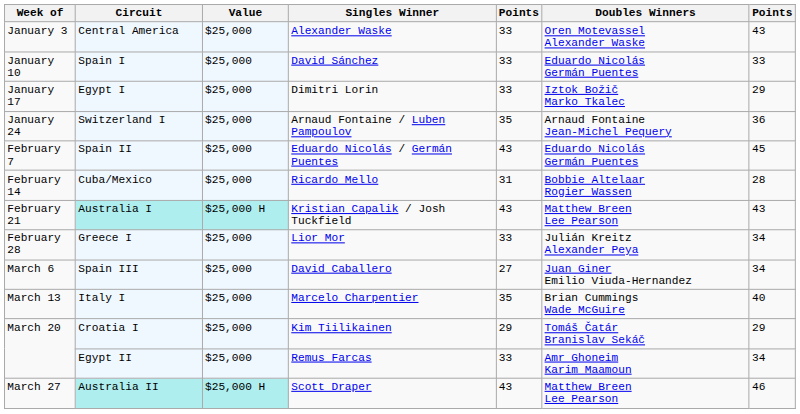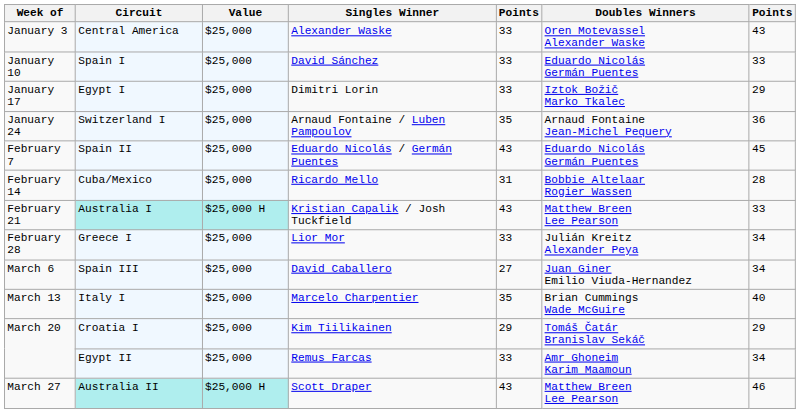(759, 209) 43 -> (759, 209) 33
